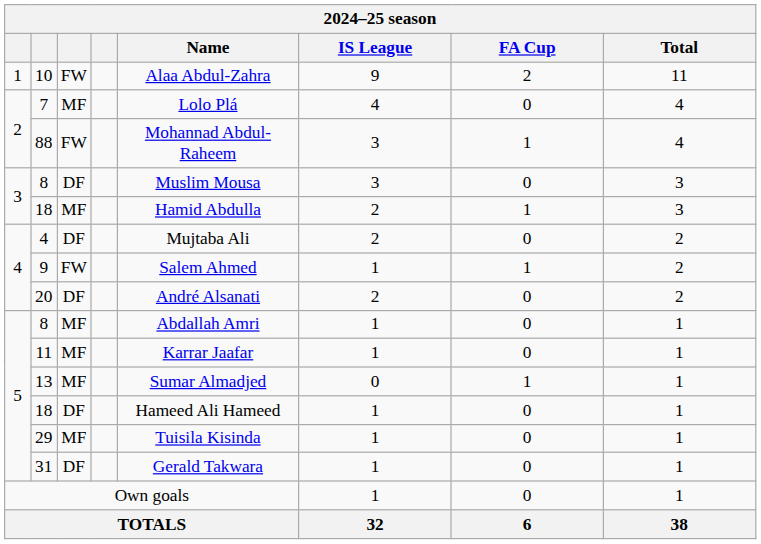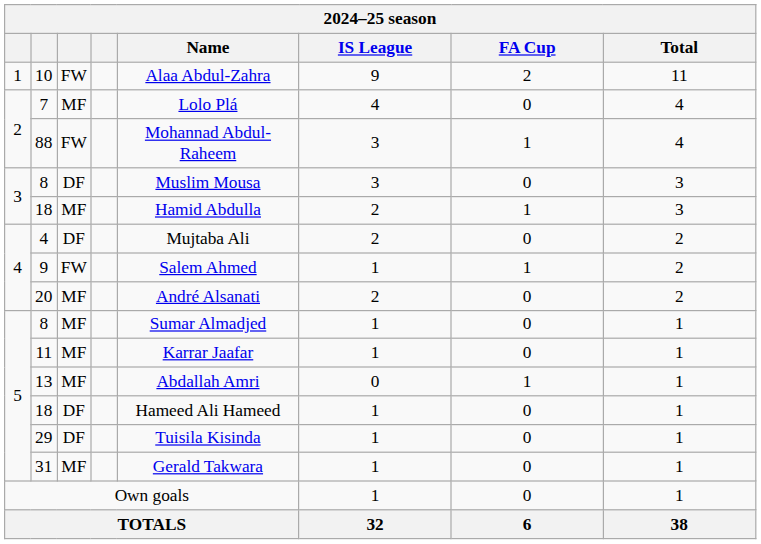(74, 296) DF -> (74, 296) MF
(208, 324) Abdallah Amri -> (208, 324) Sumar Almadjed
(208, 381) Sumar Almadjed -> (208, 381) Abdallah Amri
(74, 438) MF -> (74, 438) DF
(74, 467) DF -> (74, 467) MF
